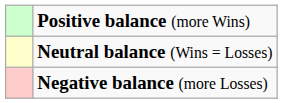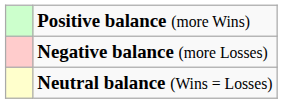rows swapped: (155, 51) <-> (153, 83)
